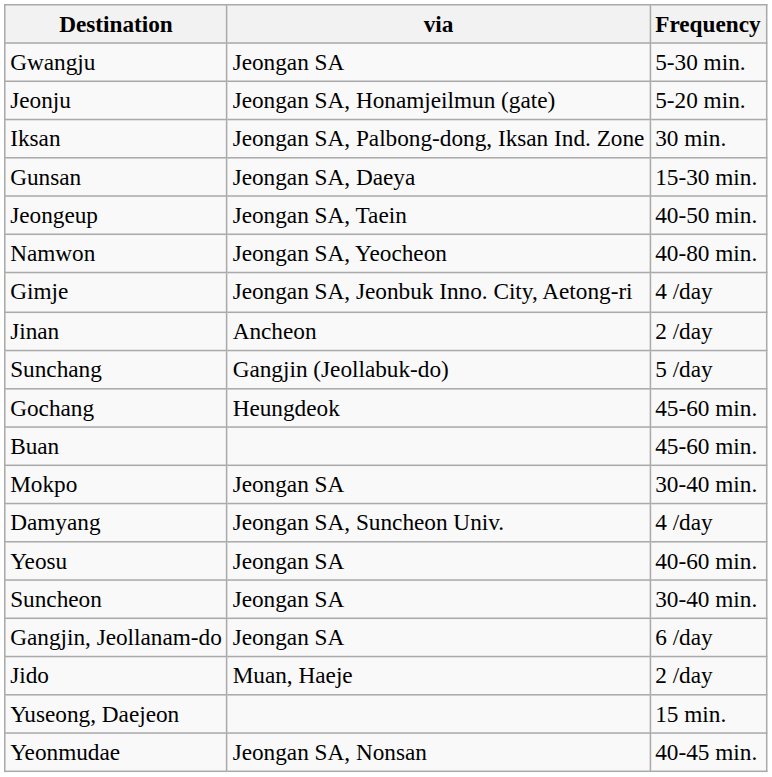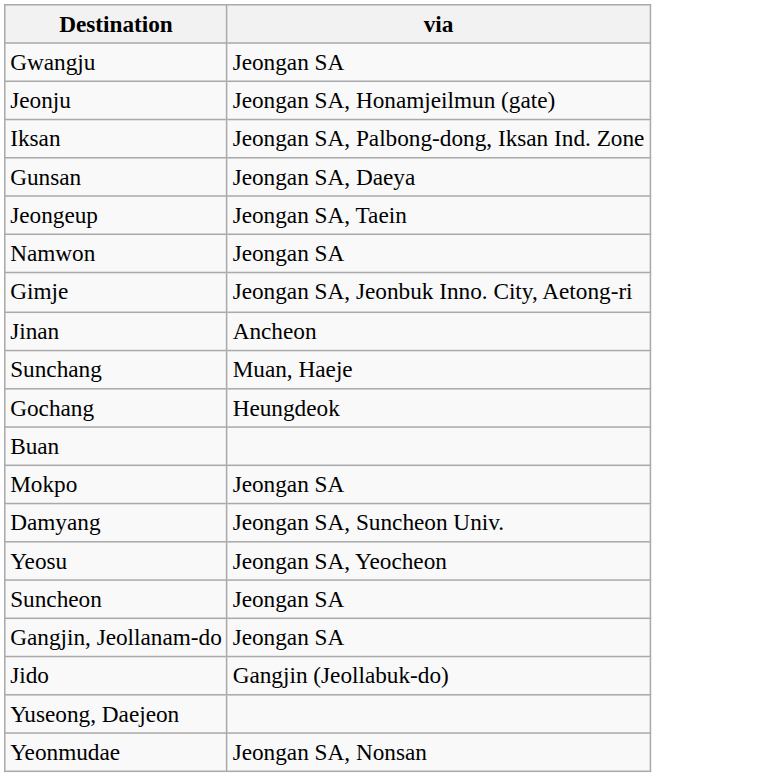- column: (708, 23)
(340, 253) Jeongan SA, Yeocheon -> (288, 253) Jeongan SA
(341, 368) Gangjin (Jeollabuk-do) -> (293, 368) Muan, Haeje
(288, 560) Jeongan SA -> (340, 560) Jeongan SA, Yeocheon
(293, 675) Muan, Haeje -> (341, 675) Gangjin (Jeollabuk-do)
